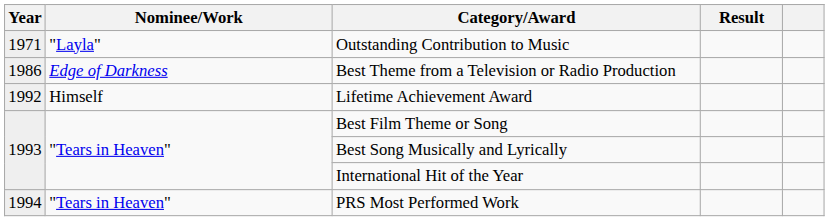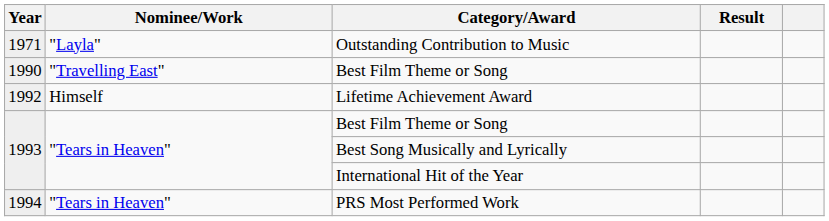- row: (25, 70)
+ row: (25, 70)
